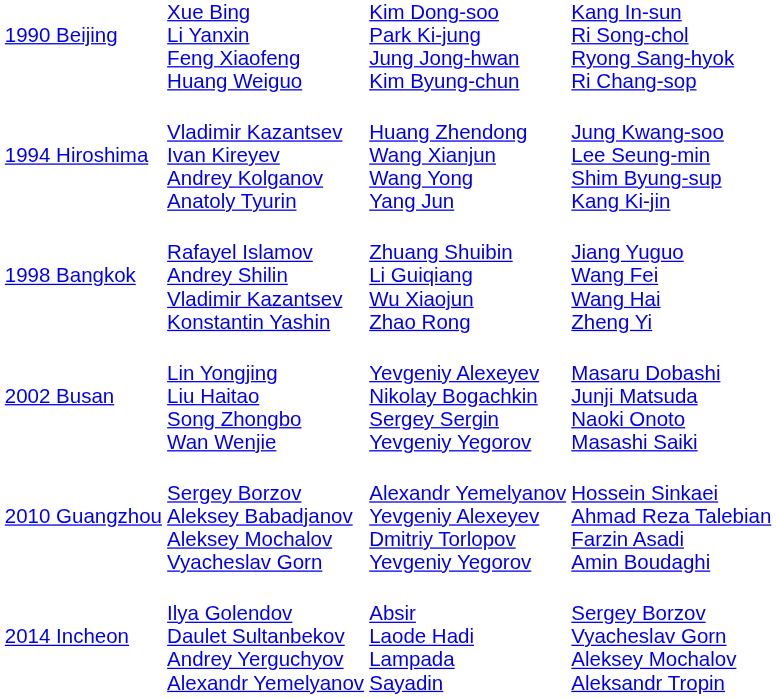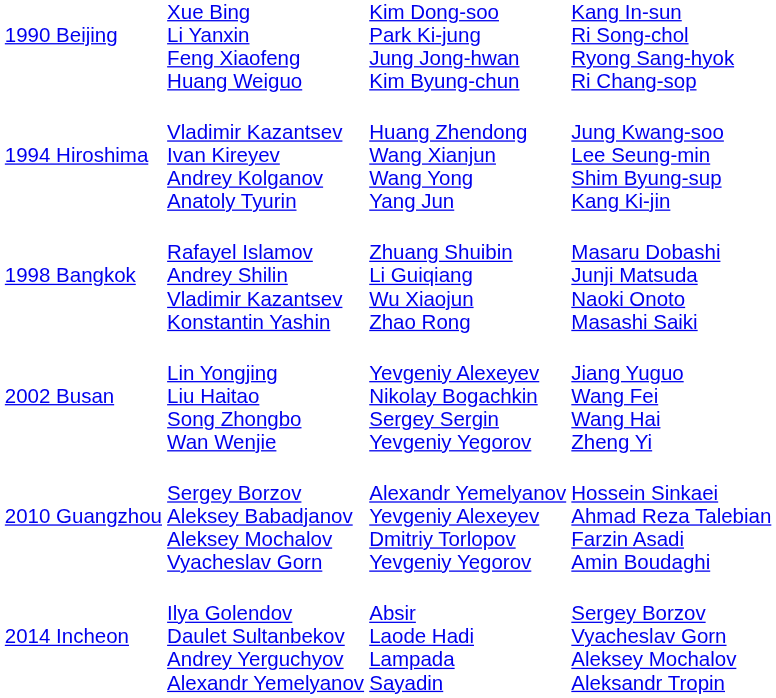(628, 287) Jiang Yuguo Wang Fei Wang Hai Zheng Yi -> (646, 287) Masaru Dobashi Junji Matsuda Naoki Onoto Masashi Saiki
(646, 407) Masaru Dobashi Junji Matsuda Naoki Onoto Masashi Saiki -> (628, 407) Jiang Yuguo Wang Fei Wang Hai Zheng Yi
